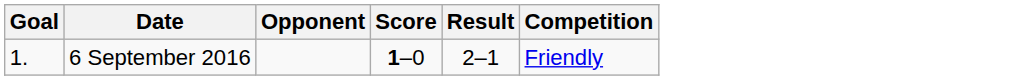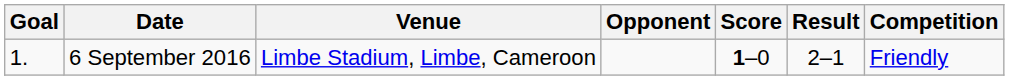+ column: (428, 22)
